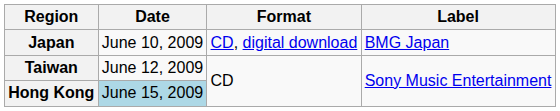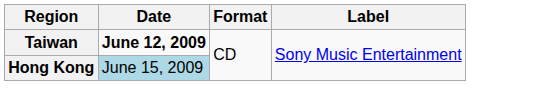- row: (51, 42)
(152, 67) normal -> (154, 42) bold
